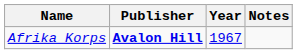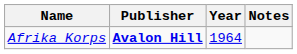(226, 38) 1967 -> (226, 38) 1964
